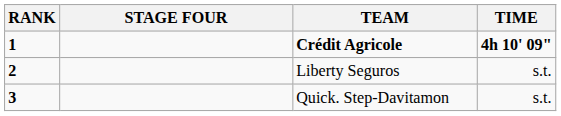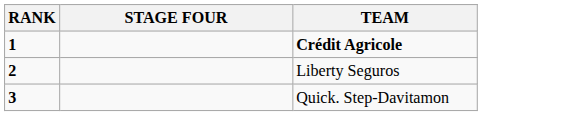- column: (516, 17)
